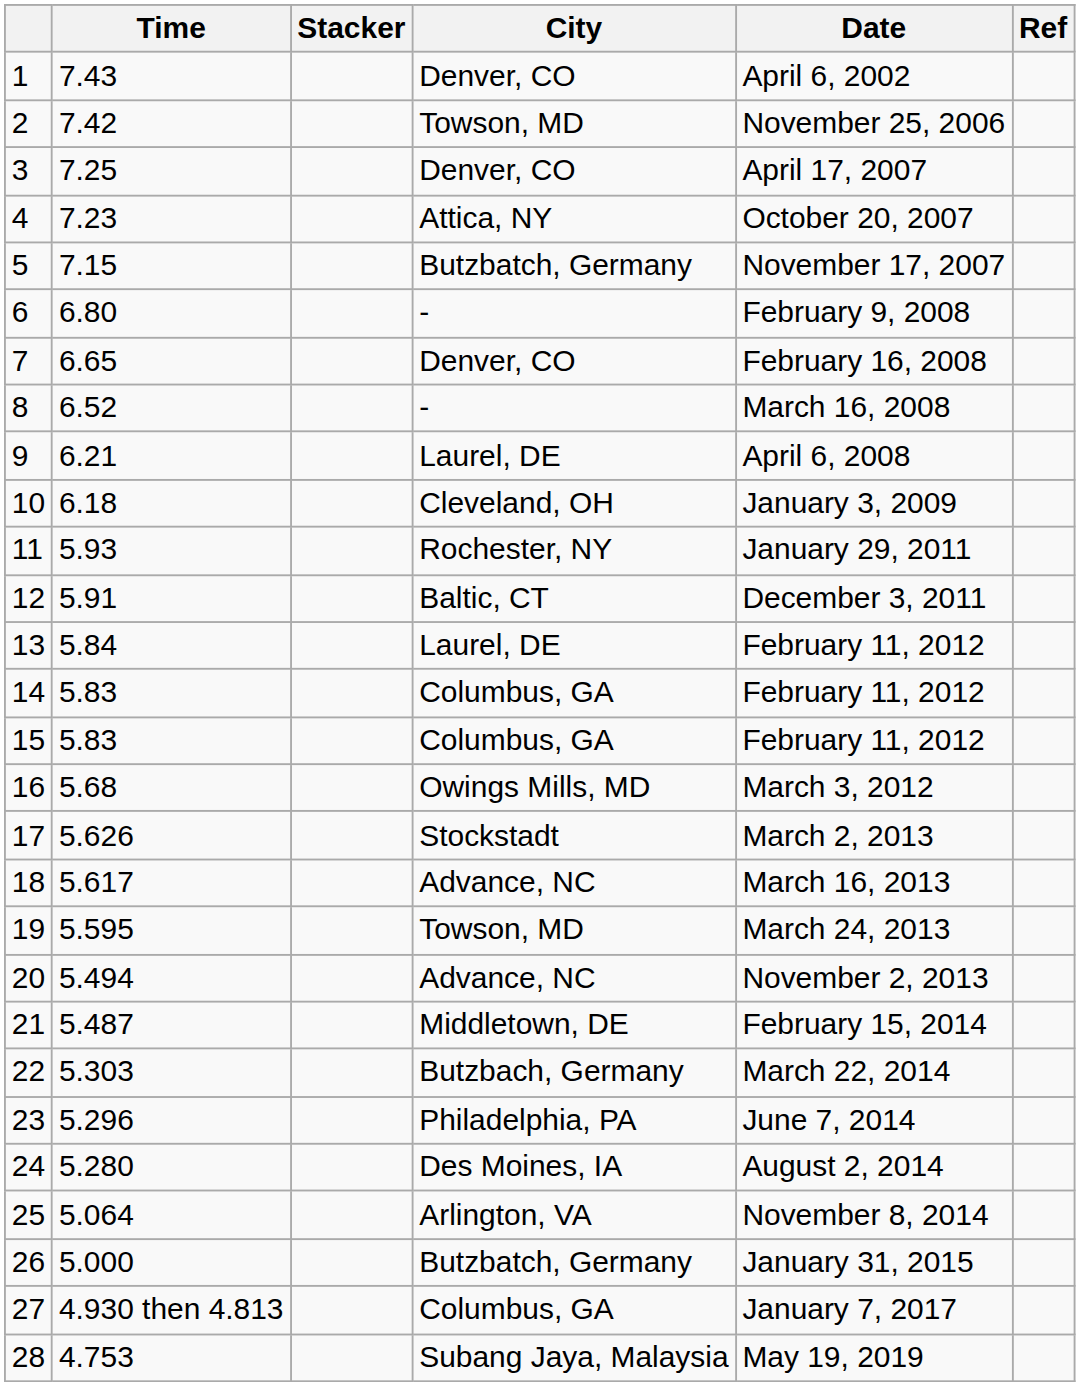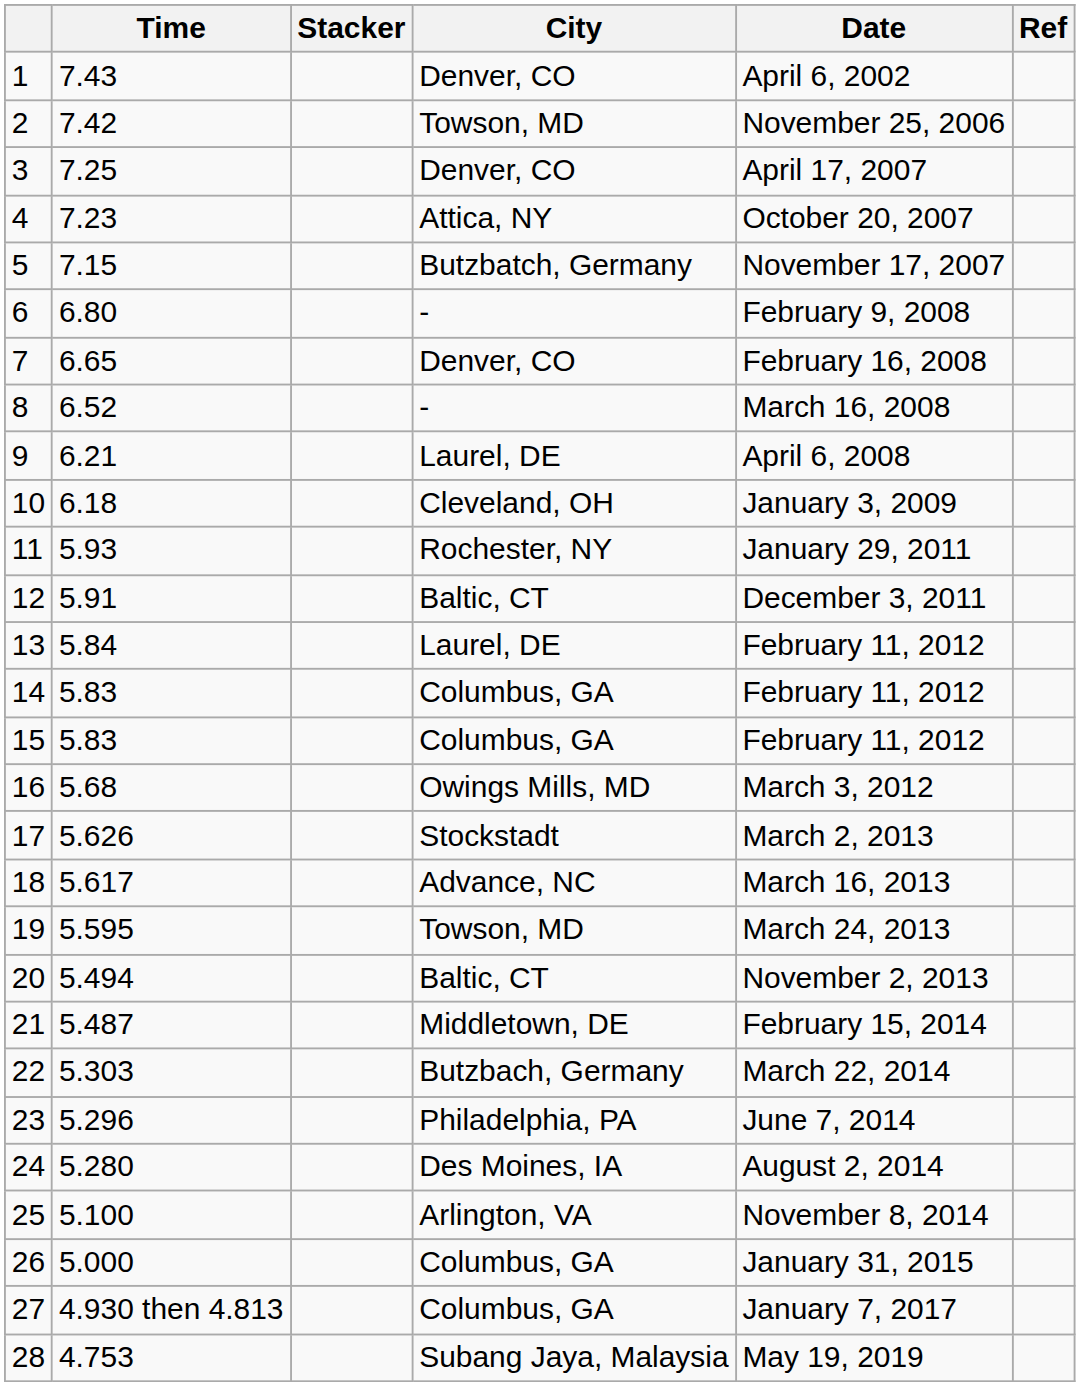(507, 977) Advance, NC -> (484, 977) Baltic, CT
(96, 1214) 5.064 -> (96, 1214) 5.100
(556, 1261) Butzbatch, Germany -> (517, 1261) Columbus, GA
